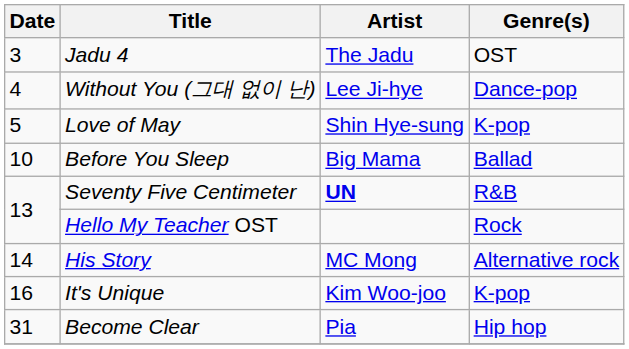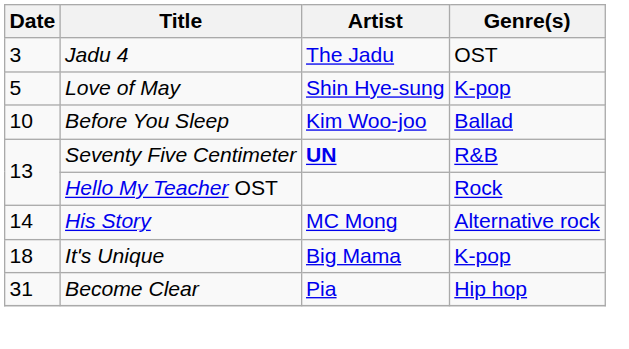- row: (190, 89)
(373, 159) Big Mama -> (366, 121) Kim Woo-joo
(21, 293) 16 -> (21, 255) 18
(386, 293) Kim Woo-joo -> (354, 255) Big Mama
